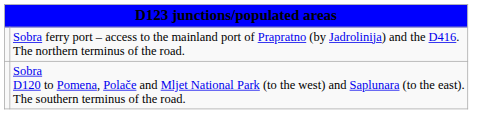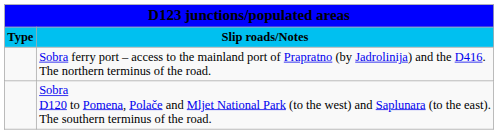+ row: (265, 37)
